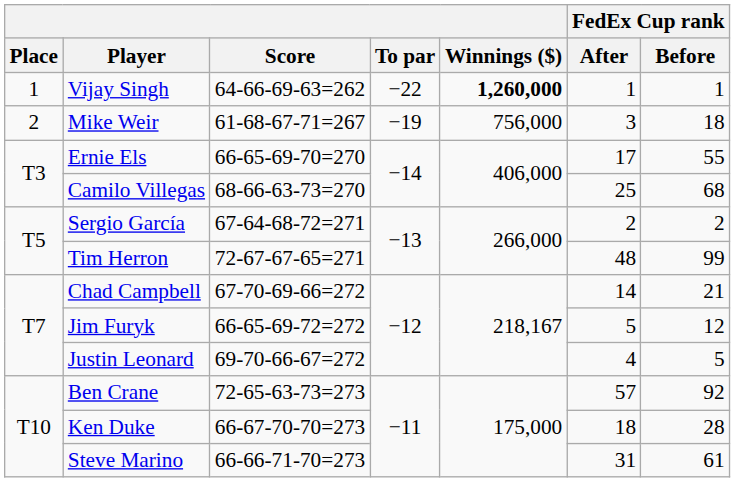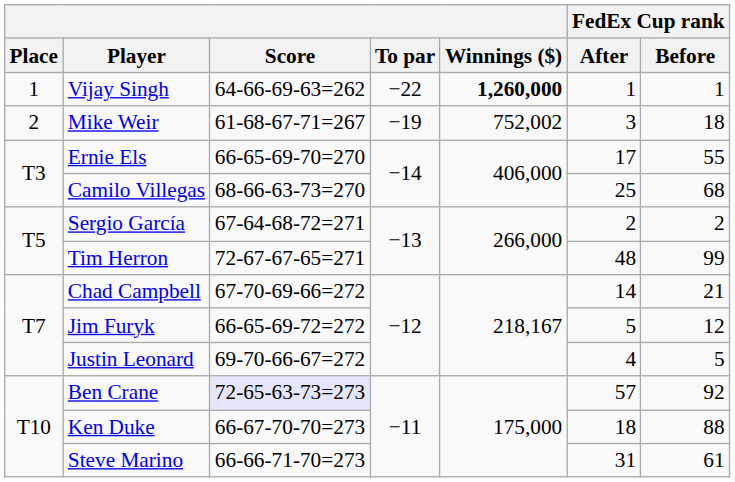(528, 122) 756,000 -> (528, 122) 752,002
(290, 392) no background -> (290, 392) lavender background
(714, 426) 28 -> (714, 426) 88
